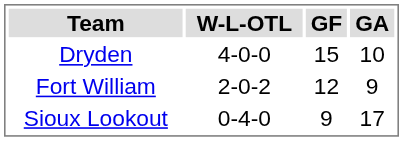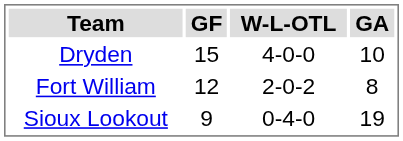columns swapped: (244, 23) <-> (326, 23)
(372, 86) 9 -> (372, 86) 8
(372, 118) 17 -> (372, 118) 19
